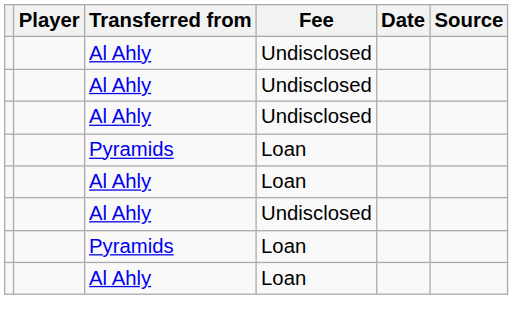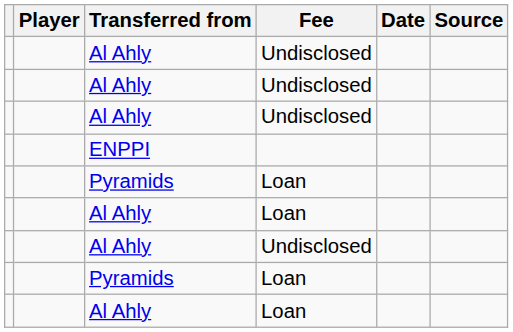+ row: (120, 149)
